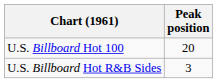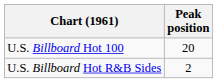(188, 68) 3 -> (188, 68) 2
